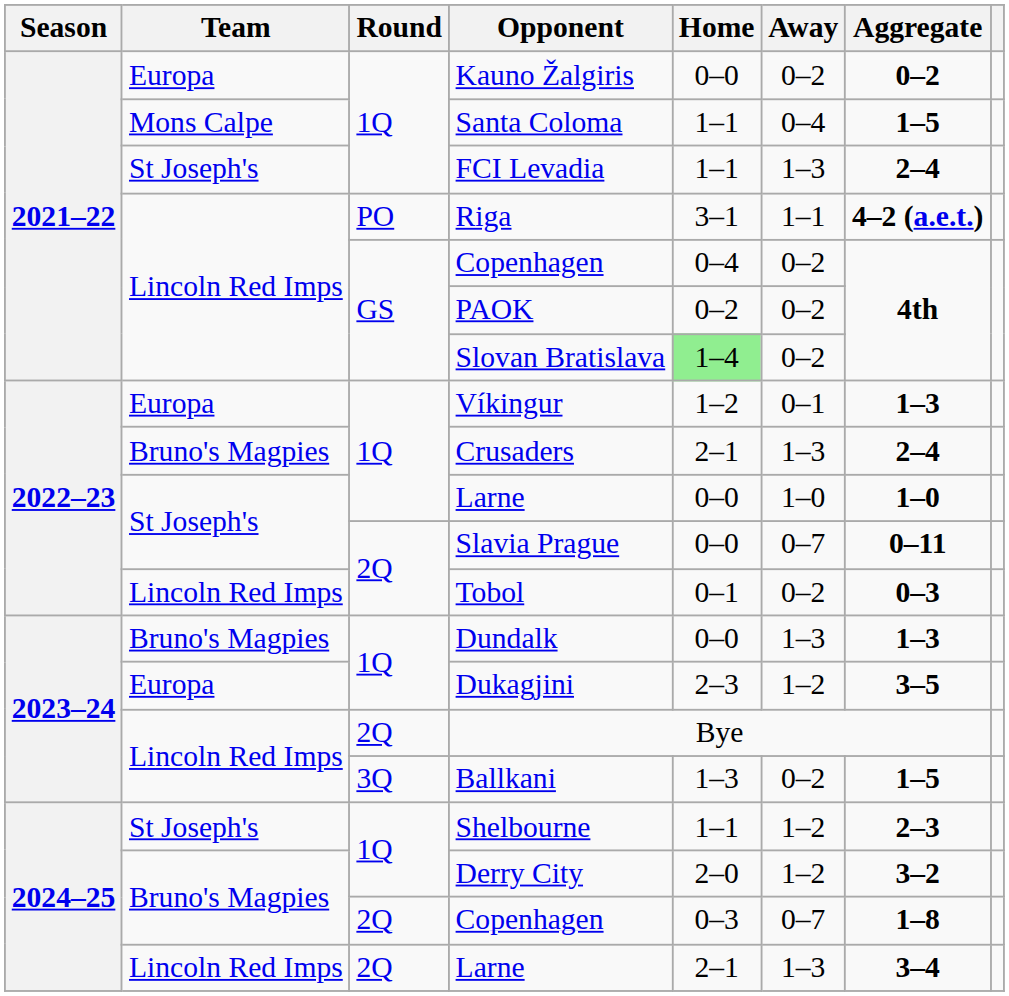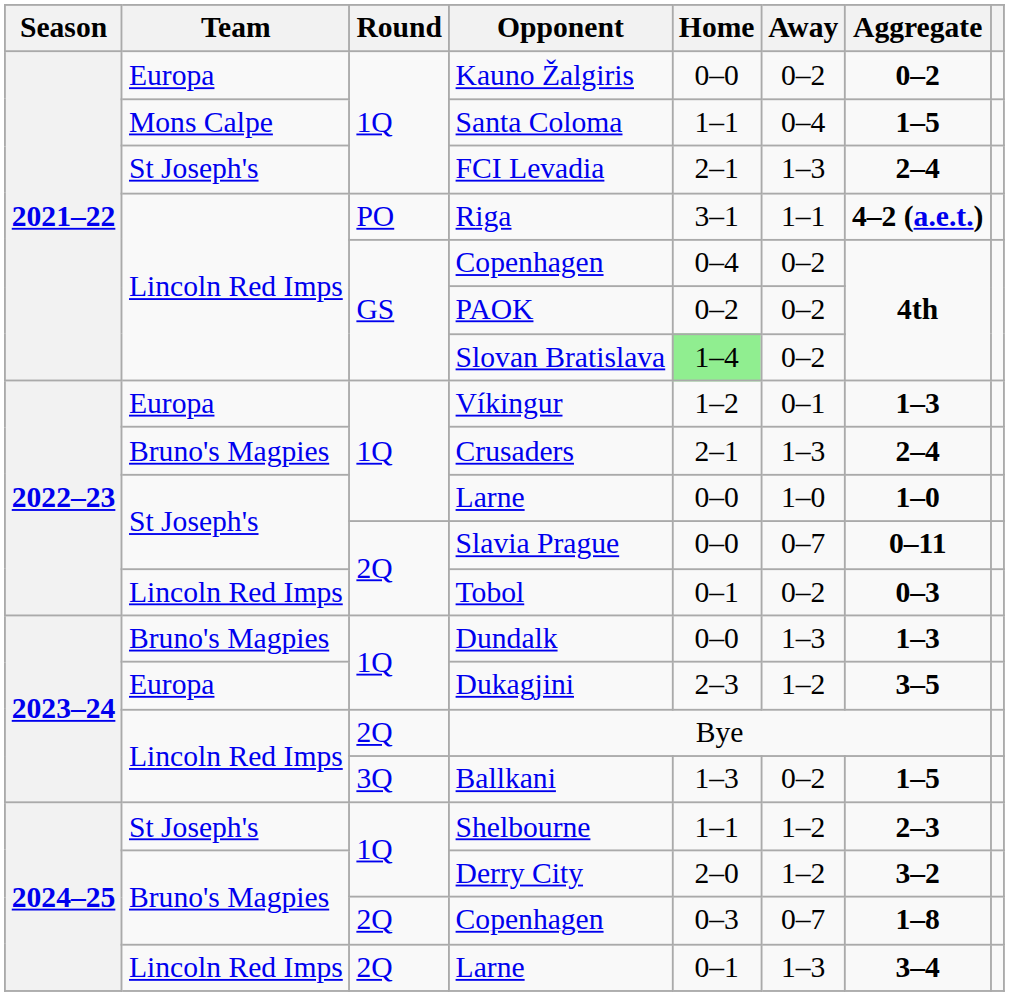(717, 168) 1–1 -> (717, 168) 2–1
(717, 966) 2–1 -> (717, 966) 0–1
